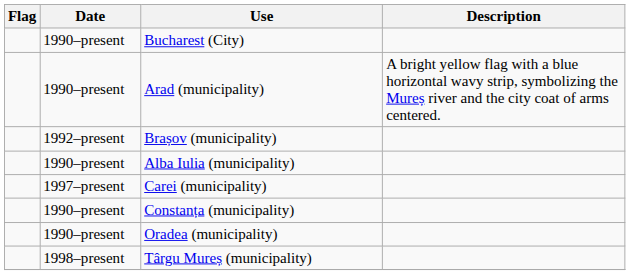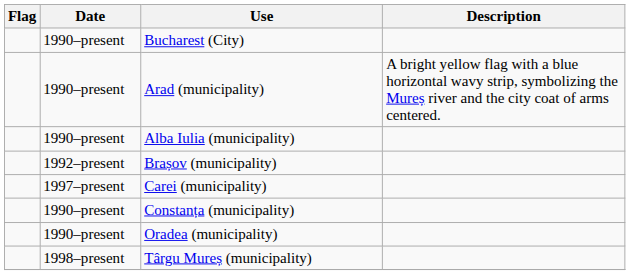rows swapped: (219, 162) <-> (210, 138)
